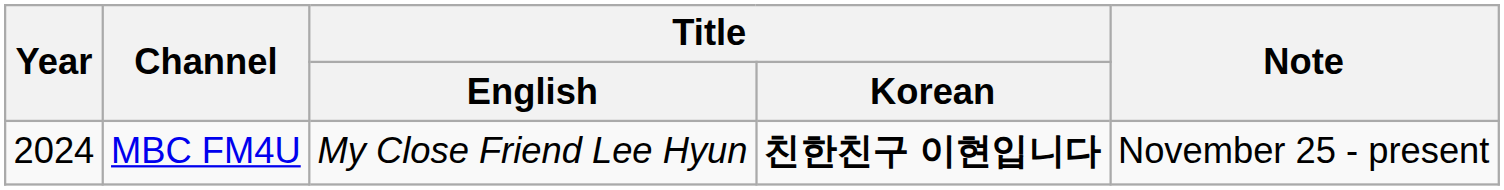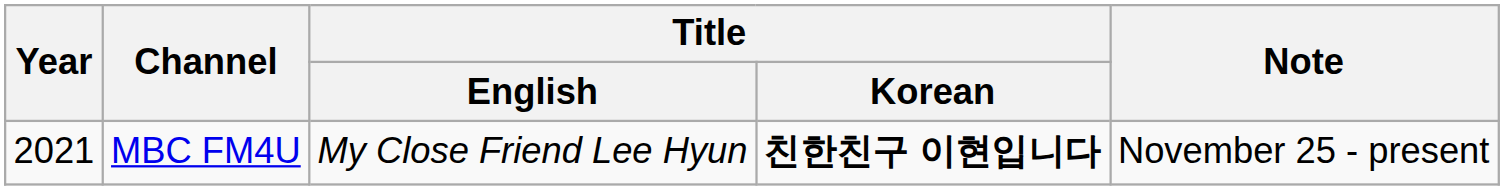(54, 151) 2024 -> (54, 151) 2021
